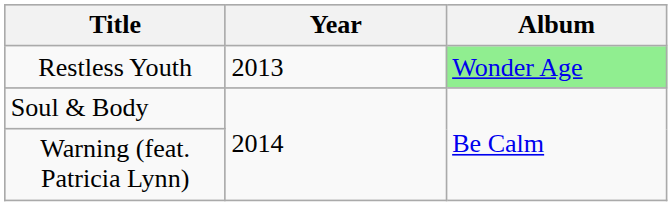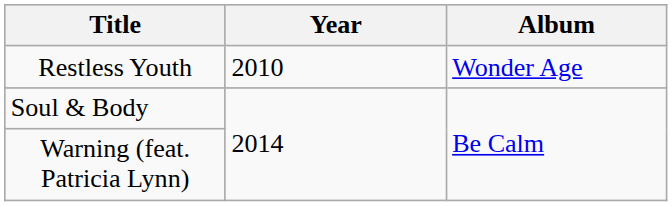(258, 66) 2013 -> (258, 66) 2010
(517, 66) lightgreen background -> (517, 66) no background
